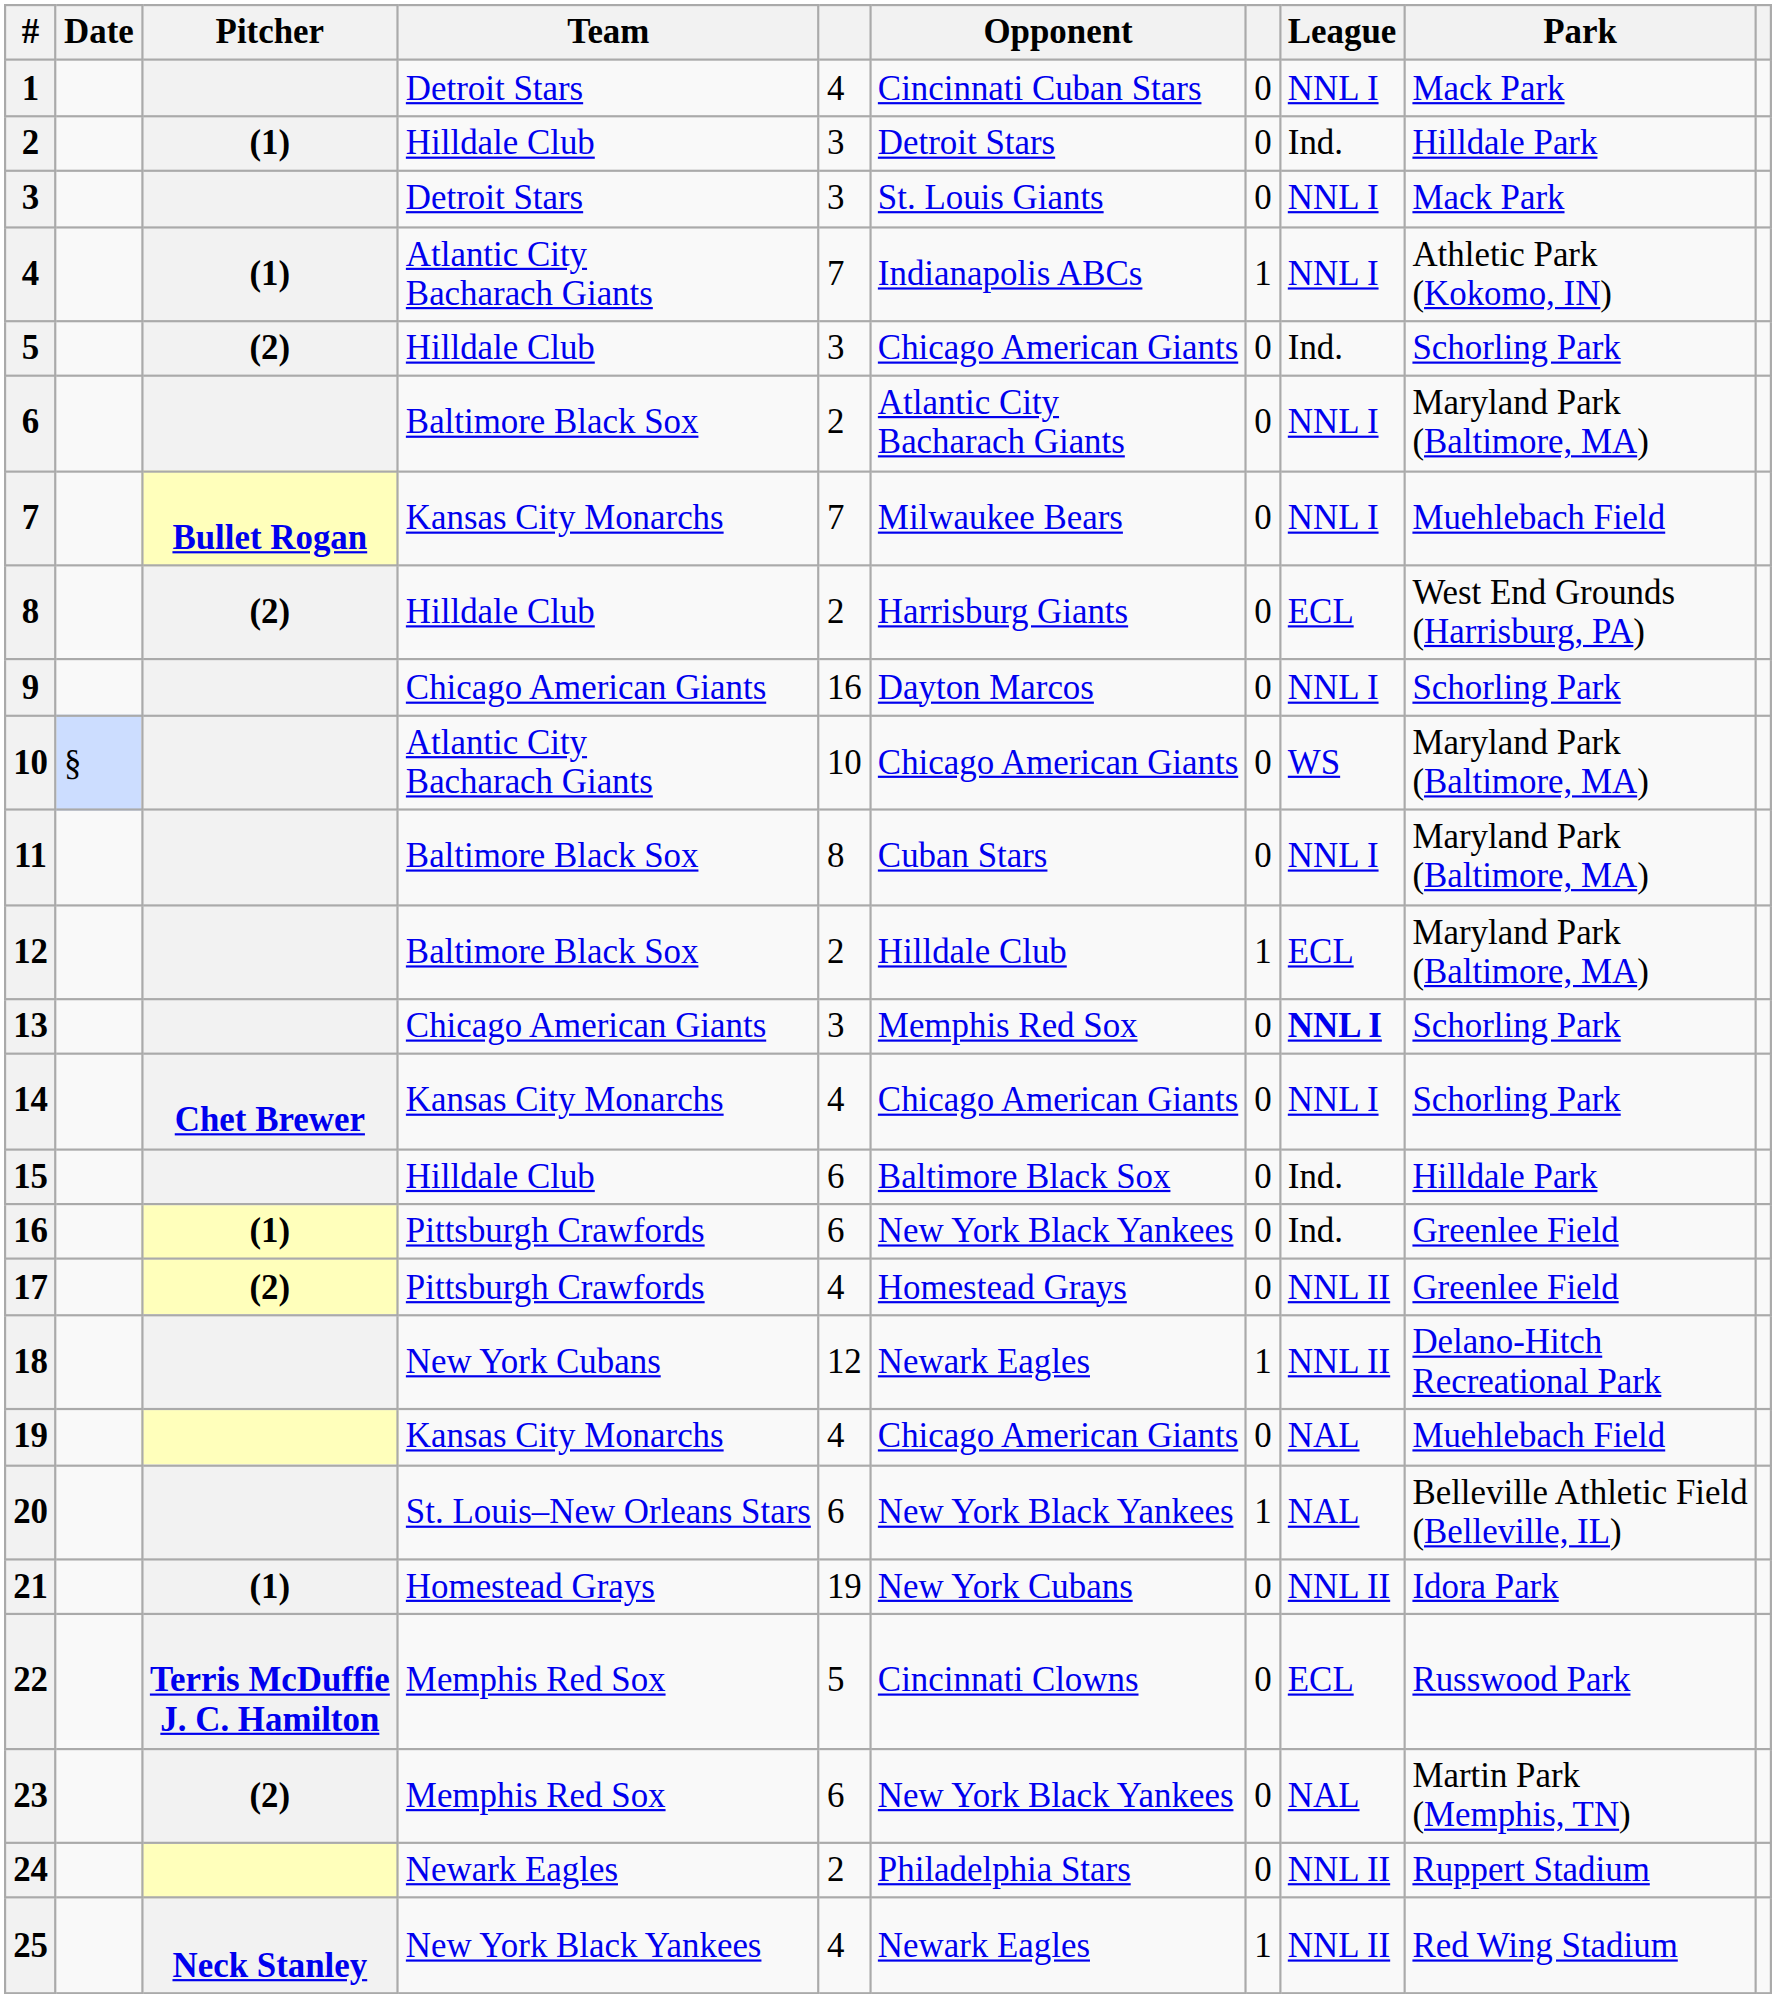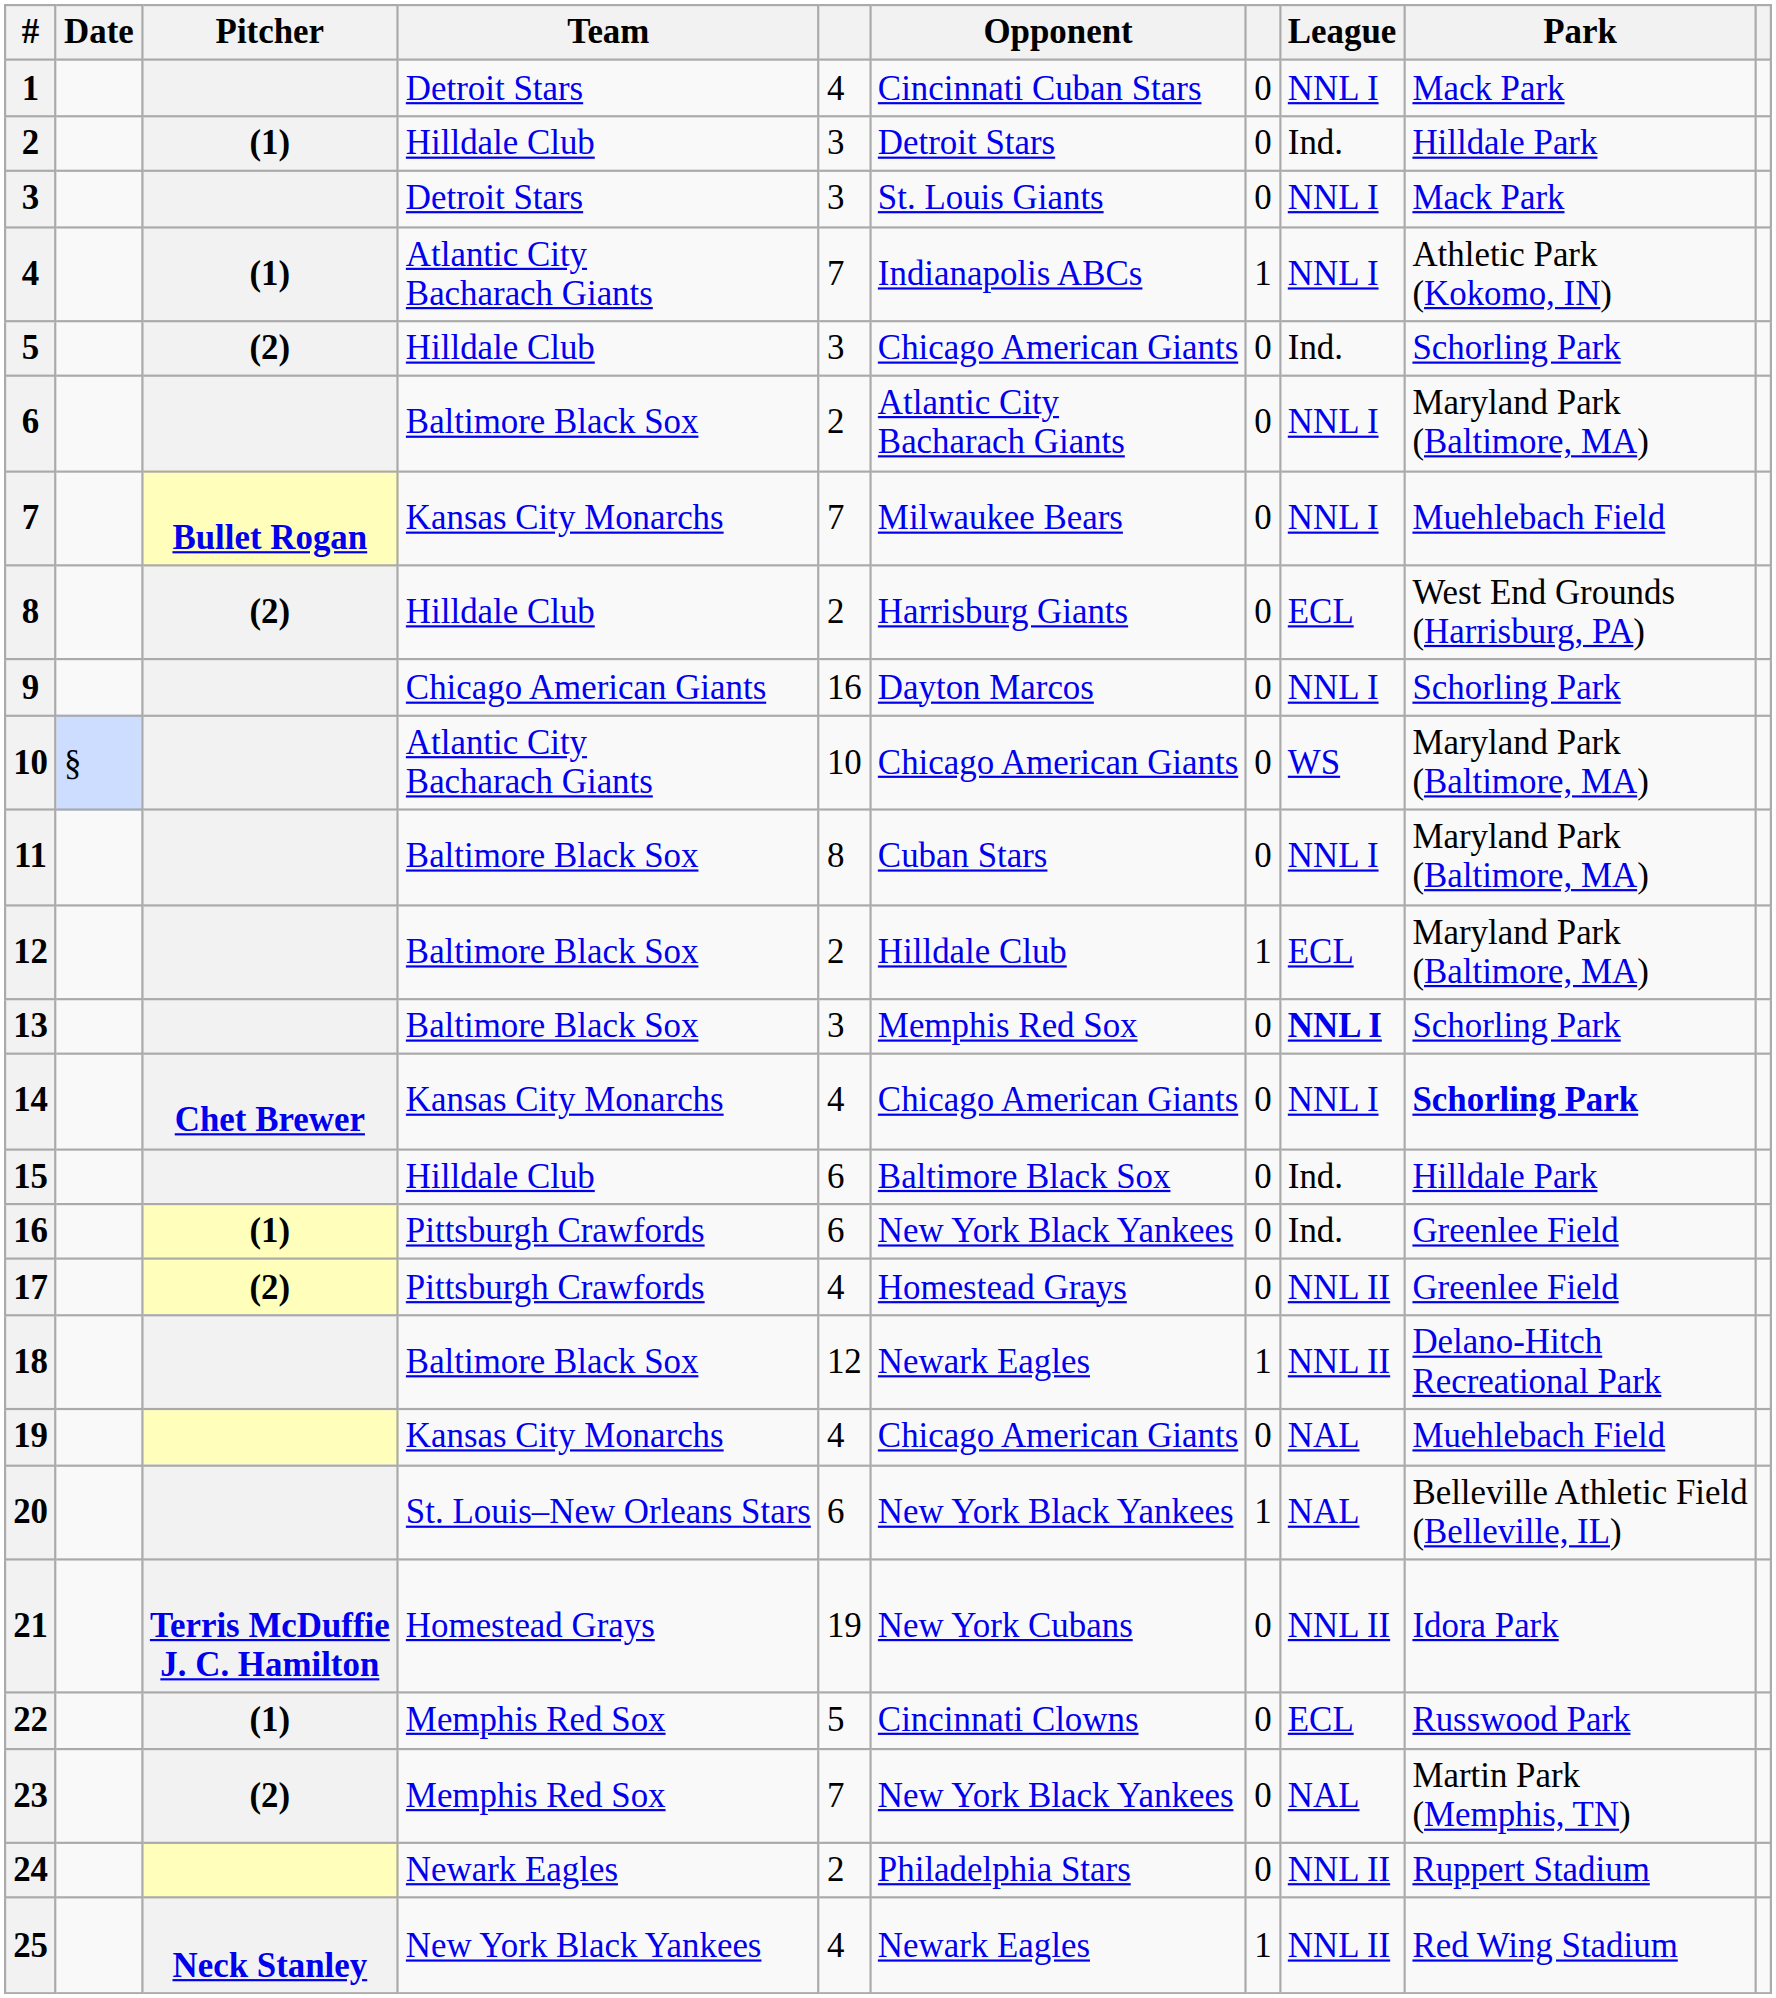(586, 1025) Chicago American Giants -> (552, 1025) Baltimore Black Sox
(1517, 1100) normal -> (1525, 1100) bold
(533, 1361) New York Cubans -> (552, 1361) Baltimore Black Sox
(270, 1586) (1) -> (270, 1645) Terris McDuffie J. C. Hamilton
(270, 1700) Terris McDuffie J. C. Hamilton -> (270, 1720) (1)
(836, 1794) 6 -> (836, 1794) 7
